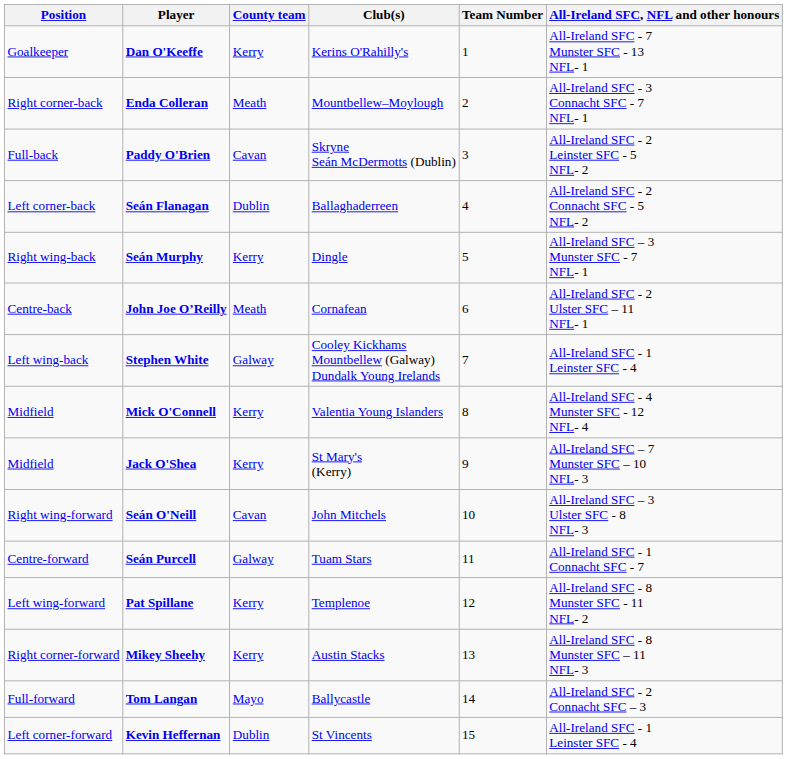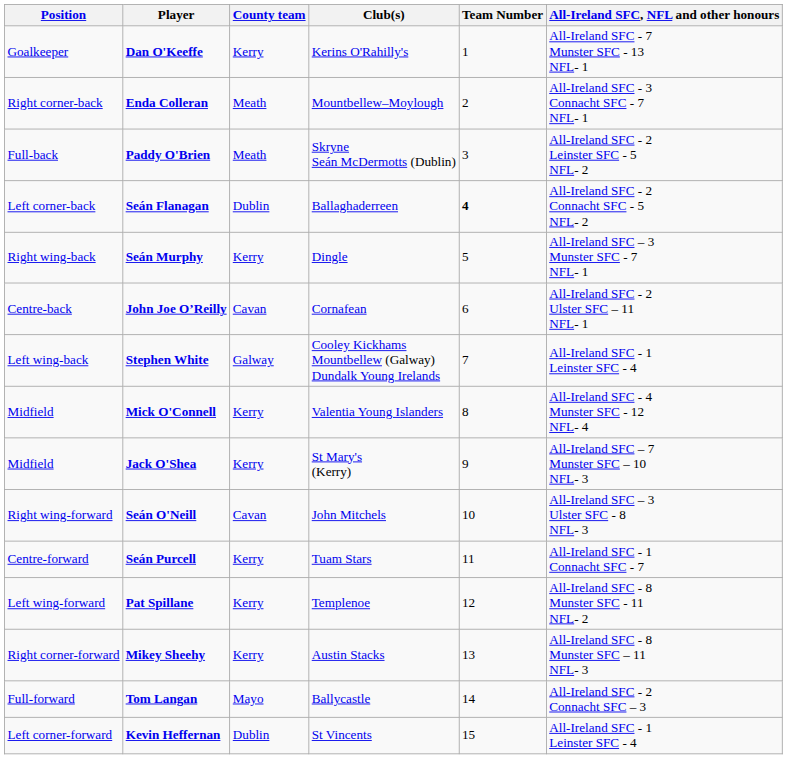(250, 154) Cavan -> (250, 154) Meath
(465, 205) normal -> (465, 205) bold
(250, 309) Meath -> (250, 309) Cavan
(253, 559) Galway -> (248, 559) Kerry
